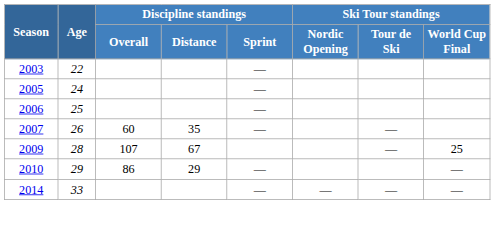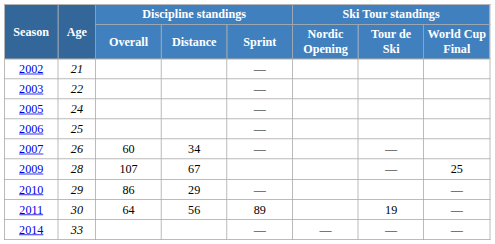+ row: (31, 69)
(194, 129) 35 -> (194, 149) 34
+ row: (31, 209)
